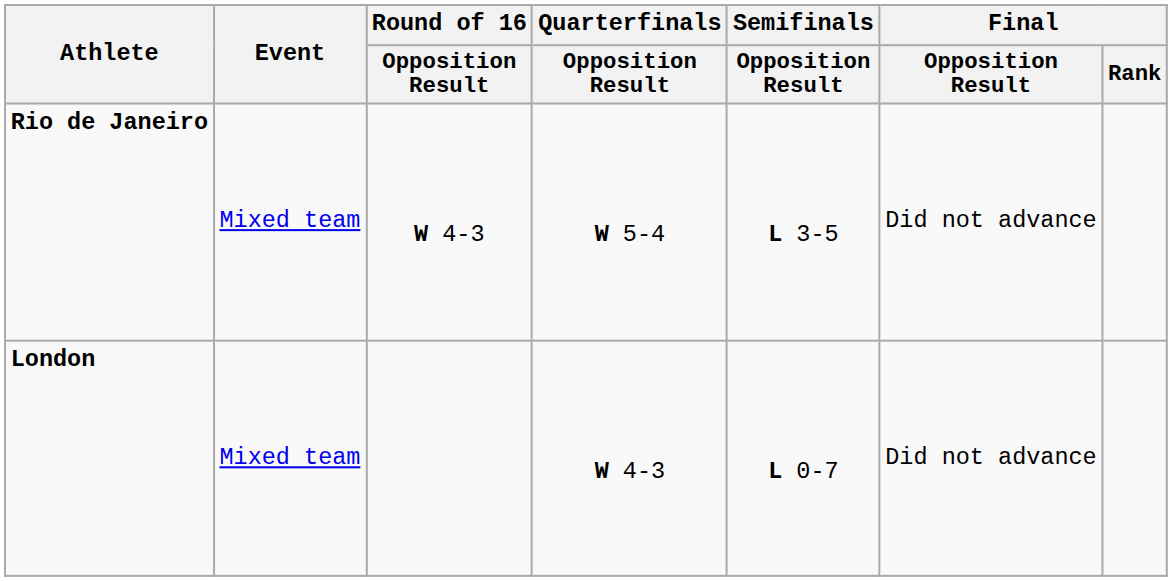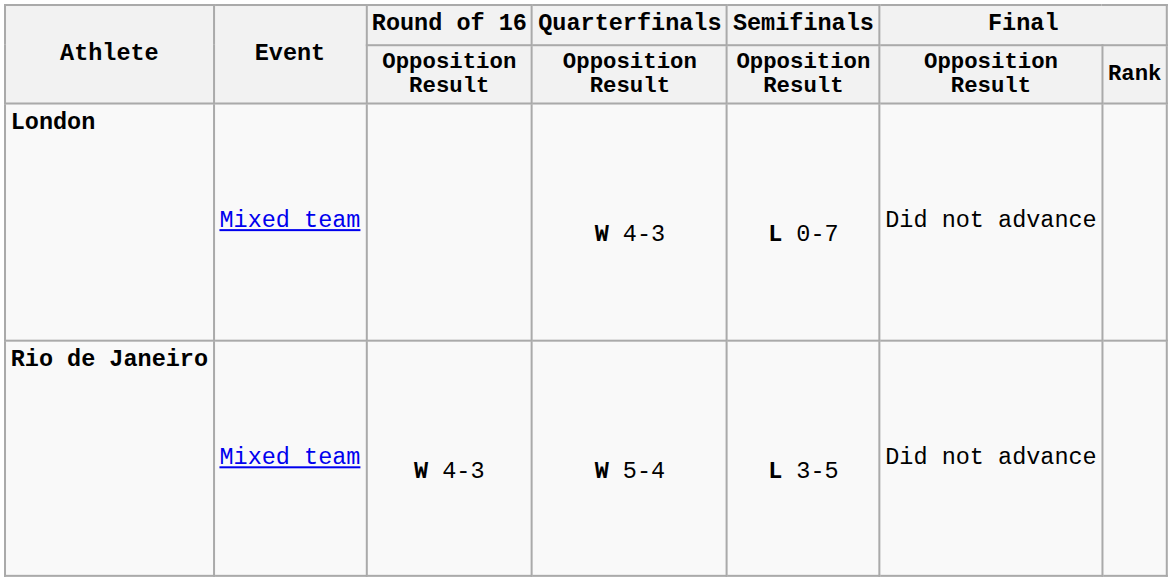rows swapped: (109, 123) <-> (53, 360)
